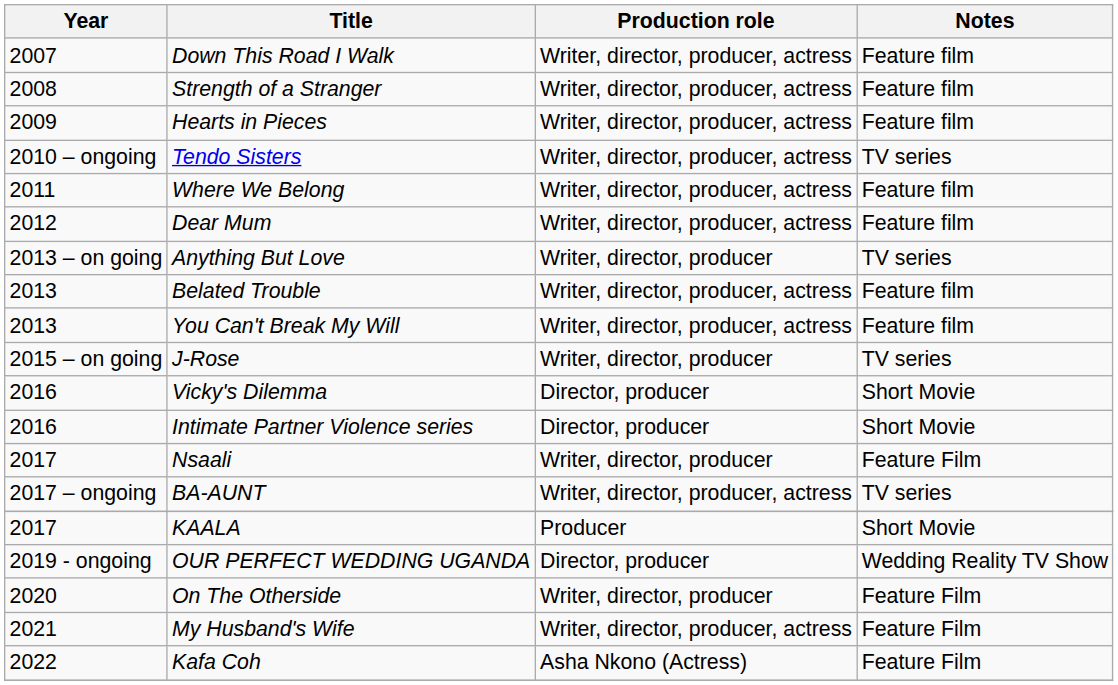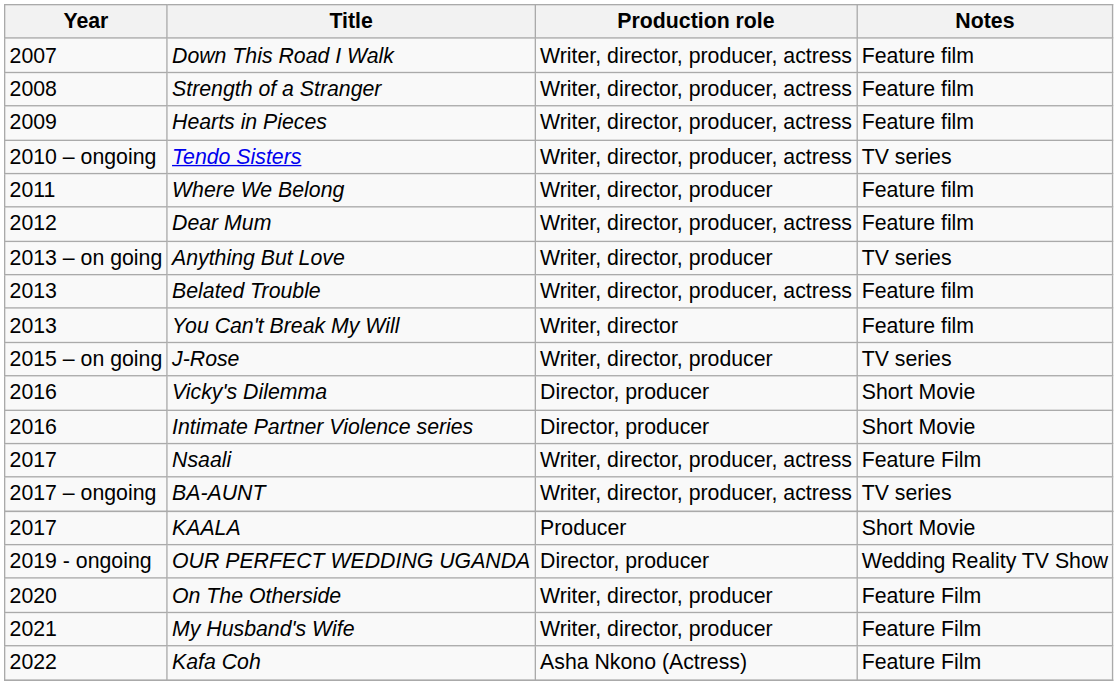(696, 190) Writer, director, producer, actress -> (656, 190) Writer, director, producer
(696, 325) Writer, director, producer, actress -> (609, 325) Writer, director
(656, 460) Writer, director, producer -> (696, 460) Writer, director, producer, actress
(696, 628) Writer, director, producer, actress -> (656, 628) Writer, director, producer
